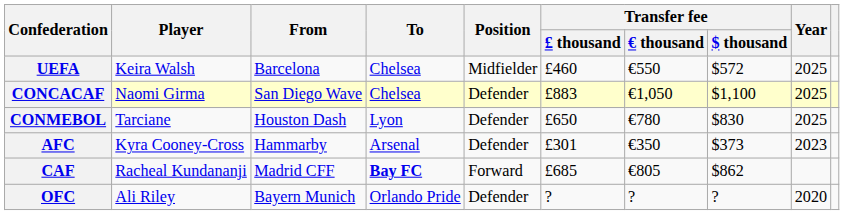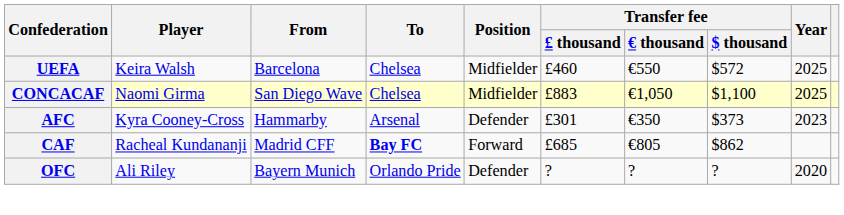(498, 94) Defender -> (503, 94) Midfielder
- row: (58, 119)
